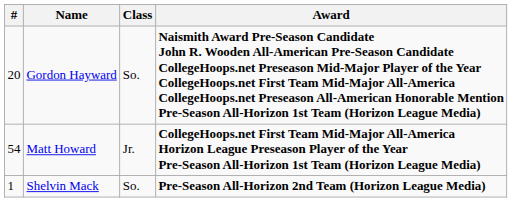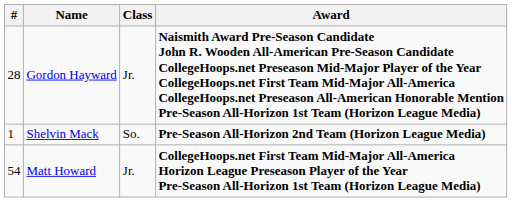(14, 75) 20 -> (14, 75) 28
(131, 75) So. -> (129, 75) Jr.
rows swapped: (61, 150) <-> (63, 186)
